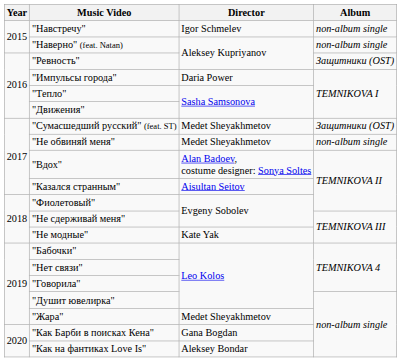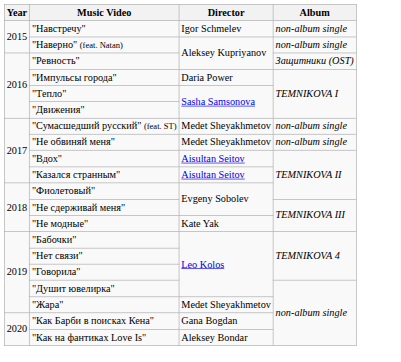(355, 126) Защитники (OST) -> (311, 126) non-album single
(246, 164) Alan Badoev, costume designer: Sonya Soltes -> (213, 158) Aisultan Seitov
